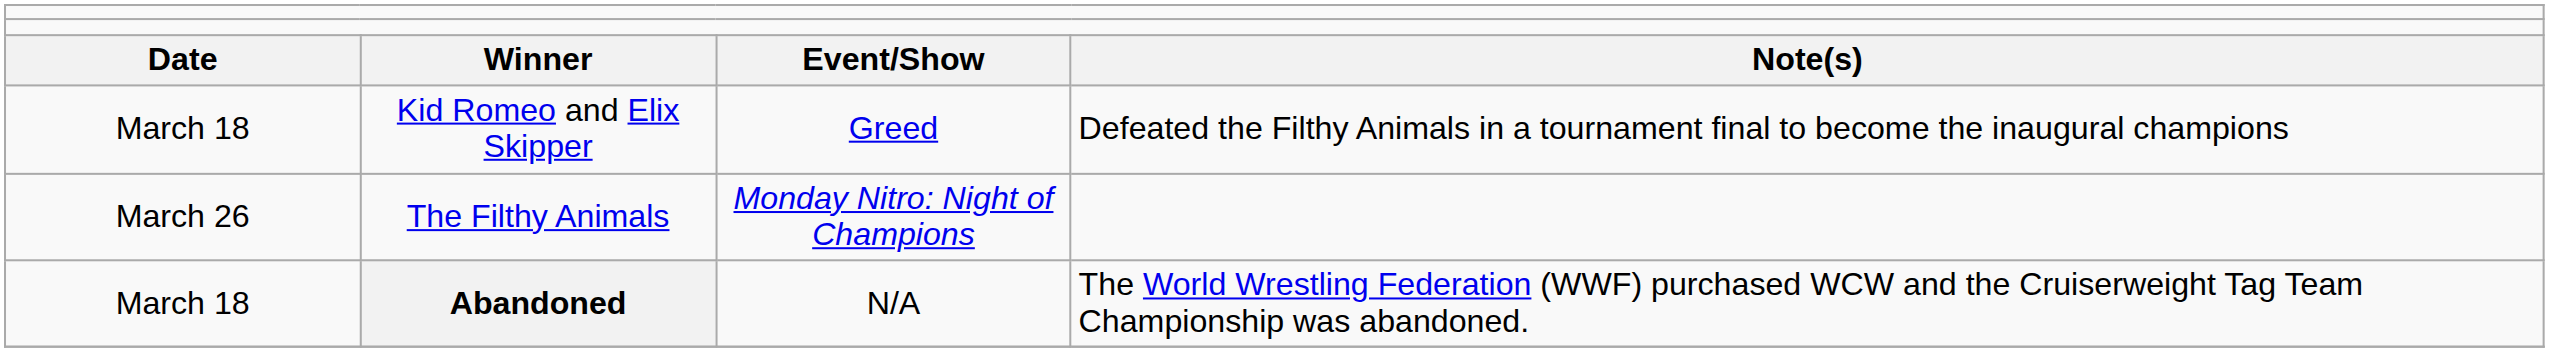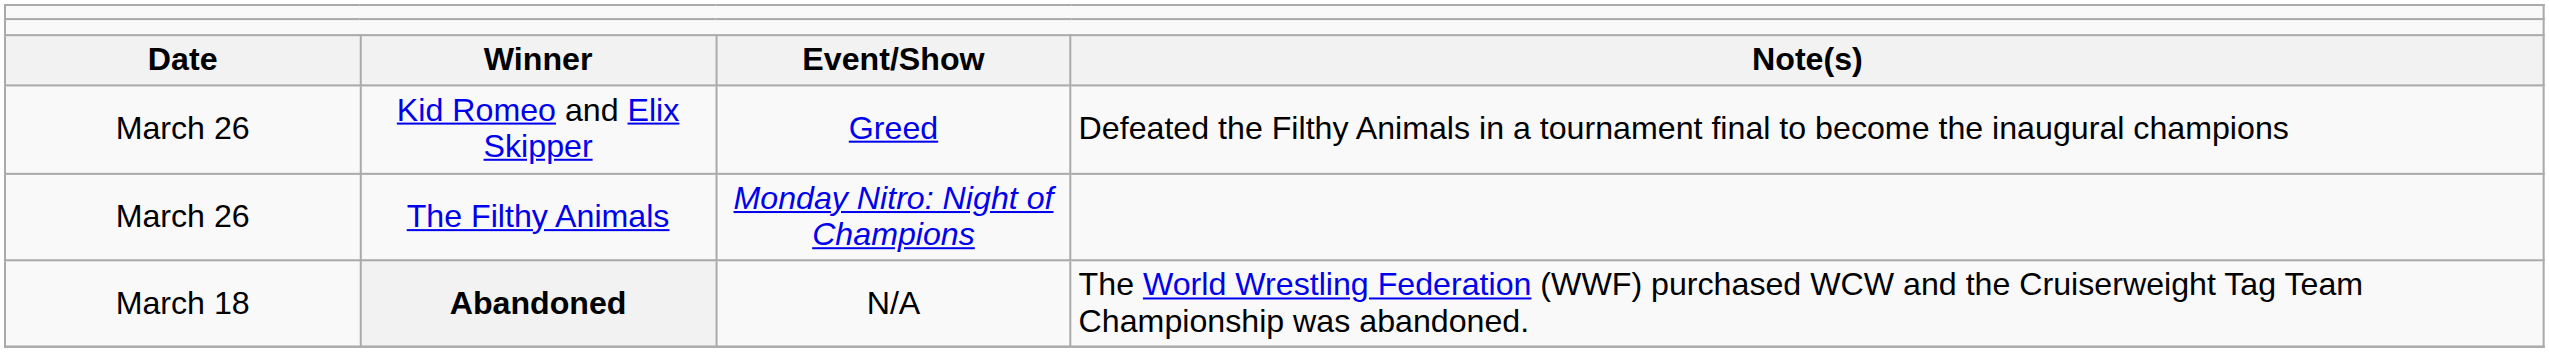(183, 128) March 18 -> (183, 128) March 26
